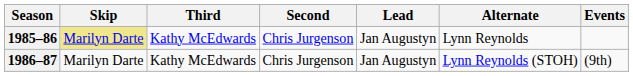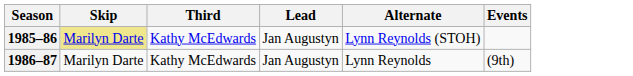- column: (308, 15)
(486, 37) Lynn Reynolds -> (413, 37) Lynn Reynolds (STOH)
(510, 60) Lynn Reynolds (STOH) -> (388, 60) Lynn Reynolds
